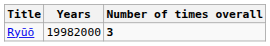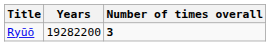(74, 32) 19982000 -> (74, 32) 19282200
